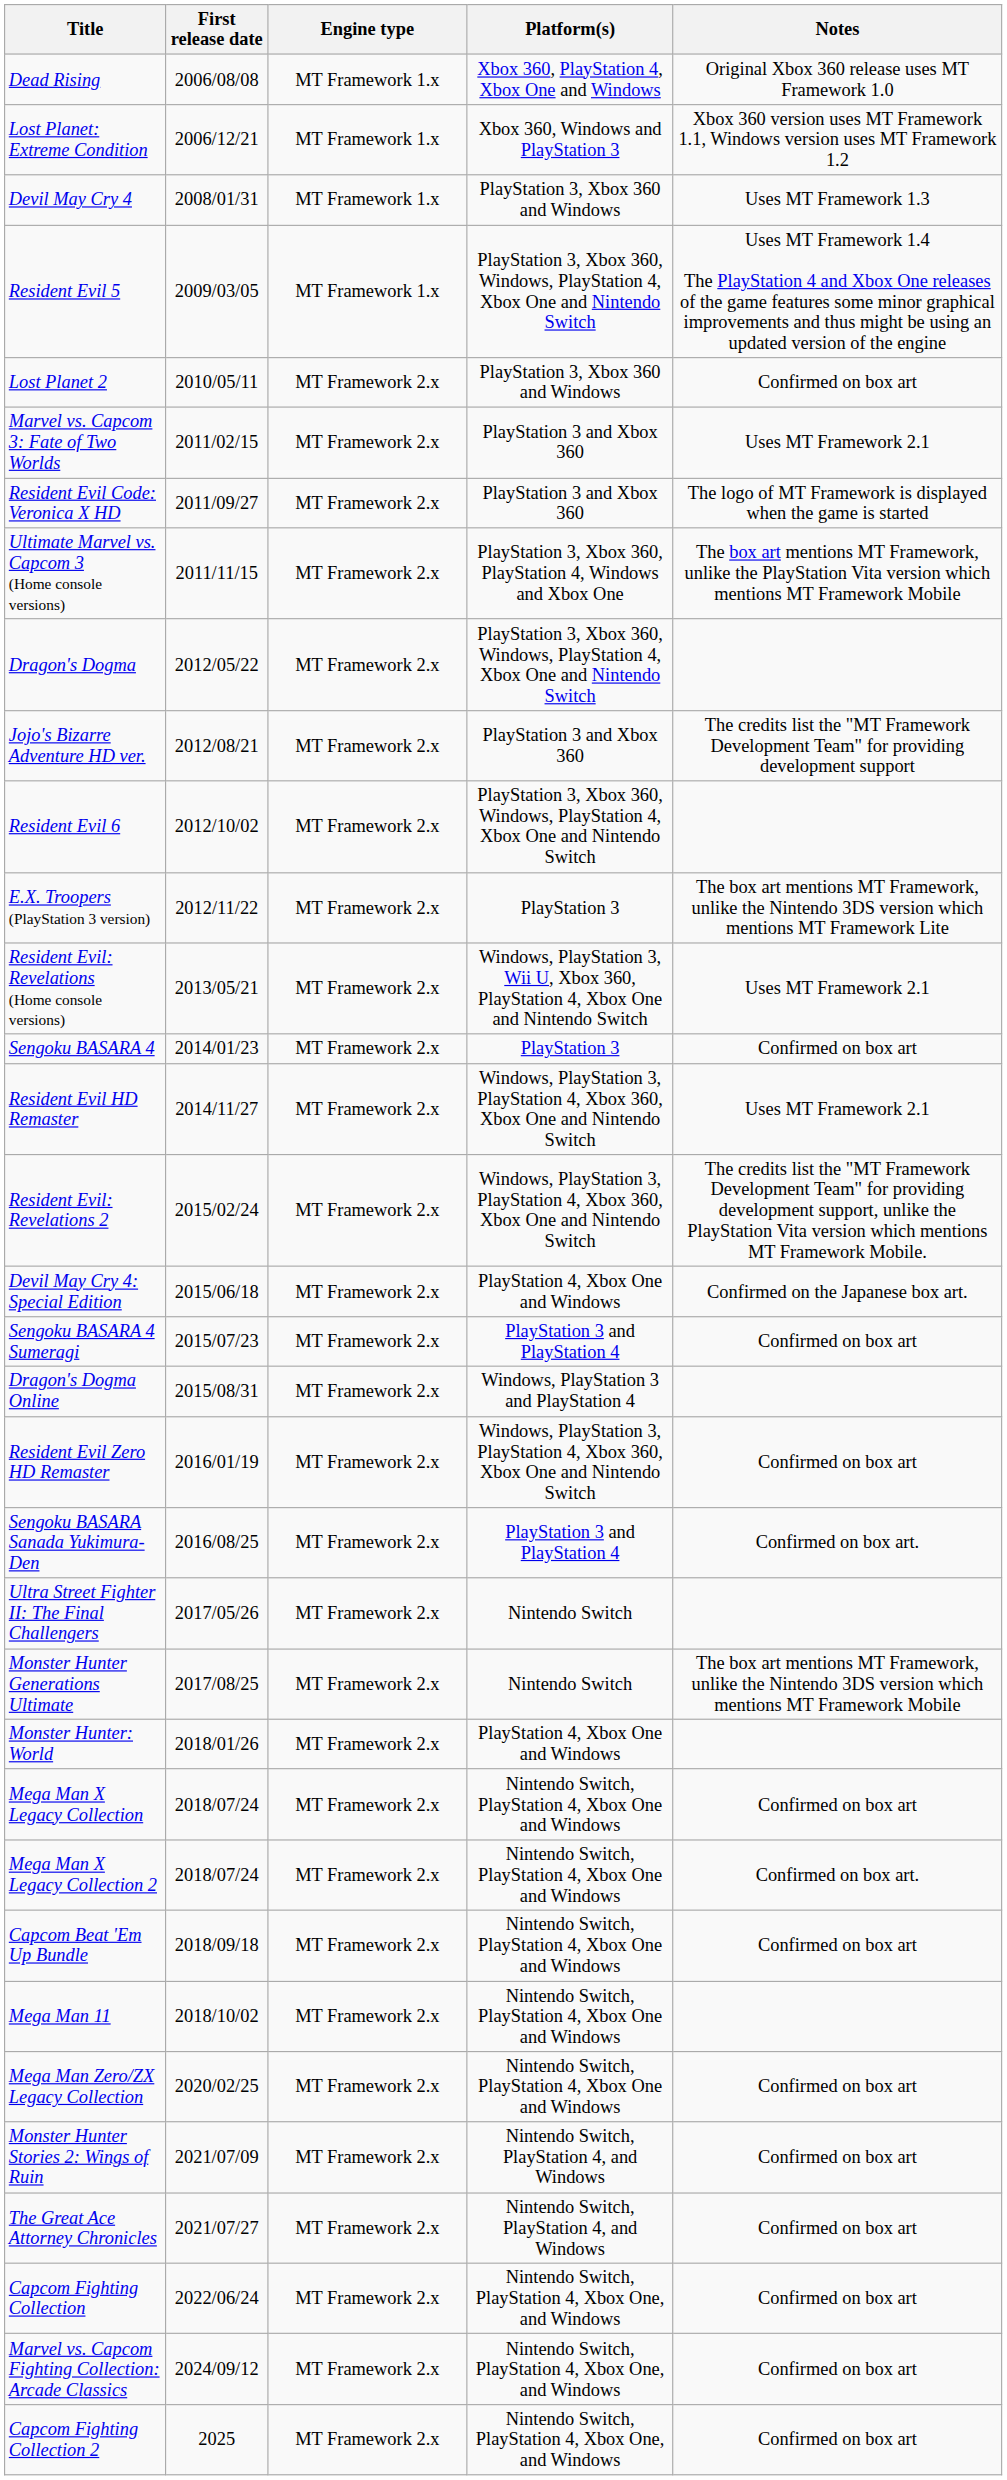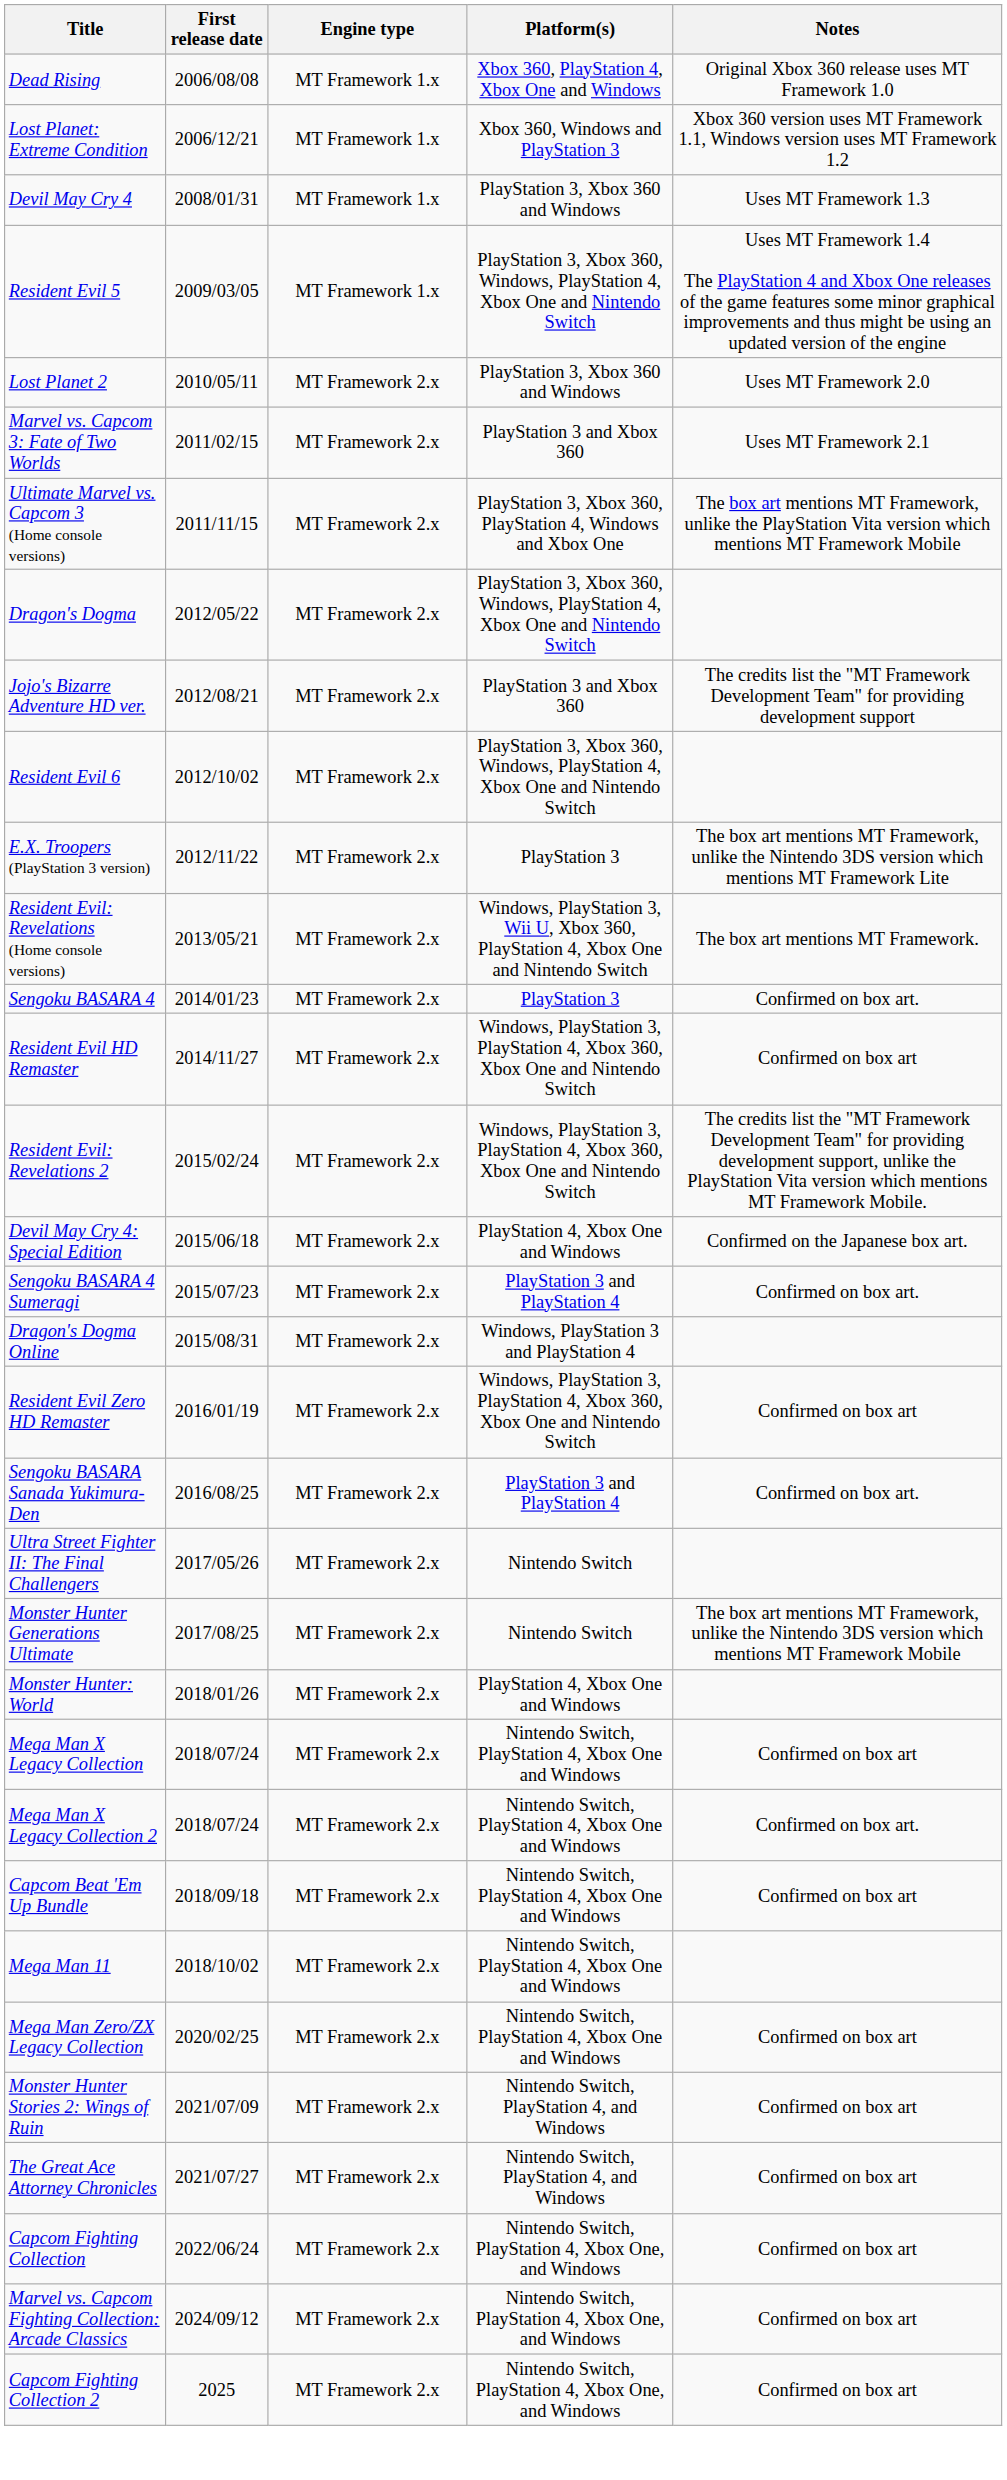(837, 382) Confirmed on box art -> (837, 382) Uses MT Framework 2.0
- row: (82, 502)
(837, 988) Uses MT Framework 2.1 -> (837, 938) The box art mentions MT Framework.
(837, 1048) Confirmed on box art -> (837, 998) Confirmed on box art.
(837, 1108) Uses MT Framework 2.1 -> (837, 1058) Confirmed on box art
(837, 1341) Confirmed on box art -> (837, 1291) Confirmed on box art.
